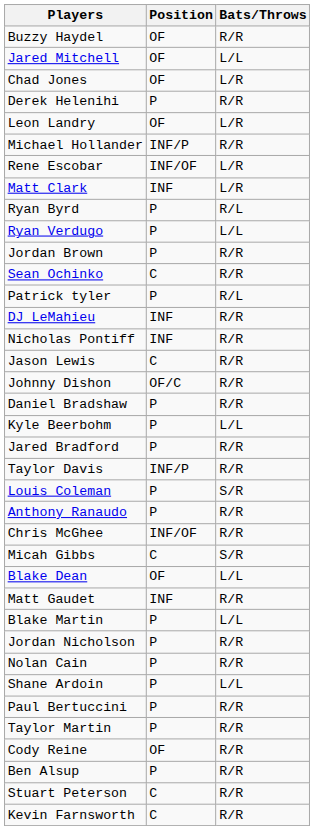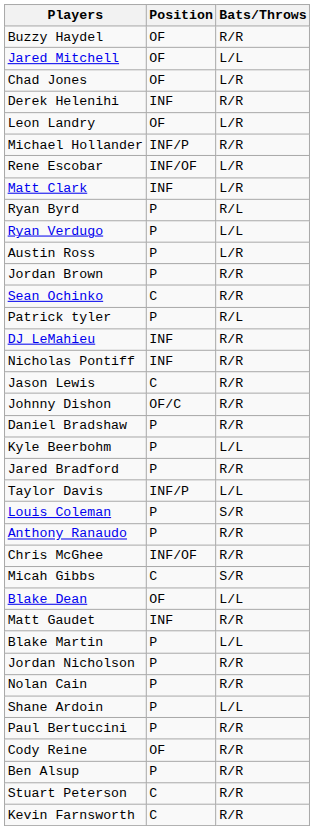(153, 102) P -> (161, 102) INF
+ row: (51, 253)
(231, 469) R/R -> (231, 491) L/L
- row: (59, 728)
